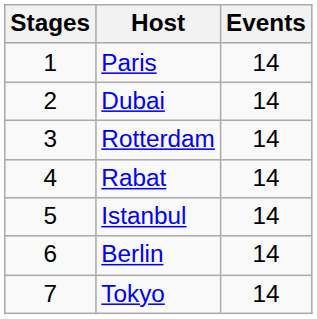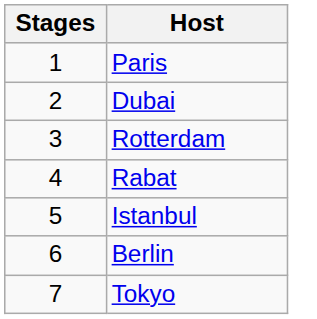- column: (266, 23)
